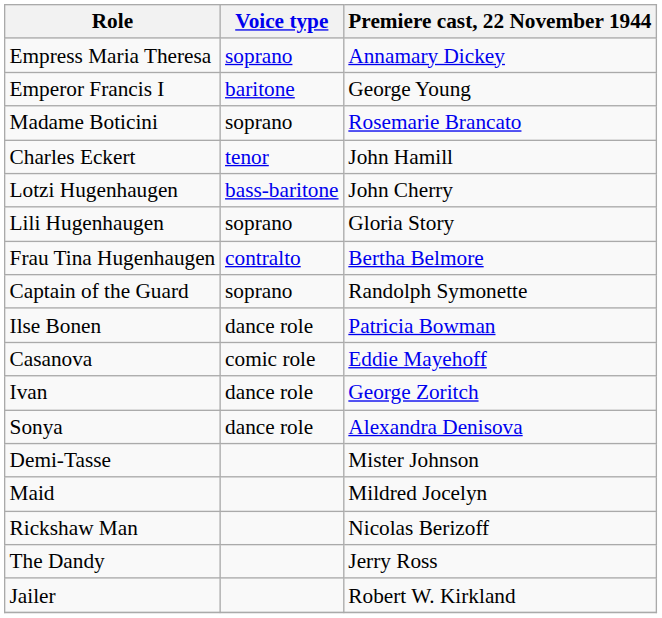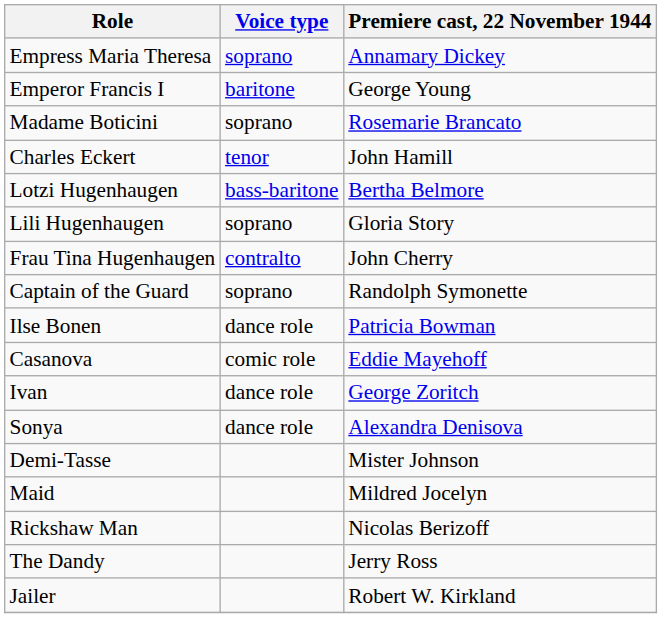(401, 190) John Cherry -> (416, 190) Bertha Belmore
(416, 257) Bertha Belmore -> (401, 257) John Cherry
